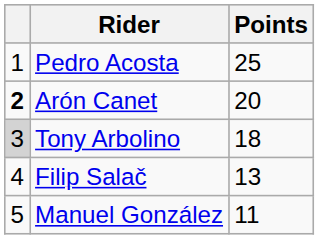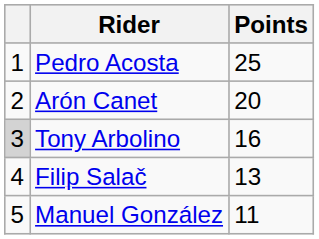(17, 101) bold -> (17, 101) normal
(248, 139) 18 -> (248, 139) 16
